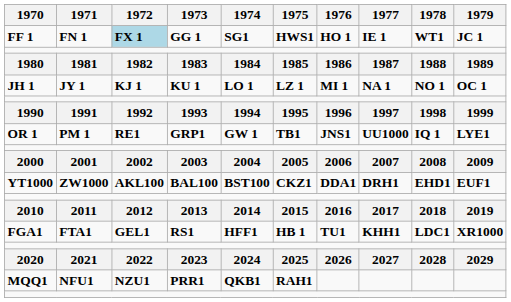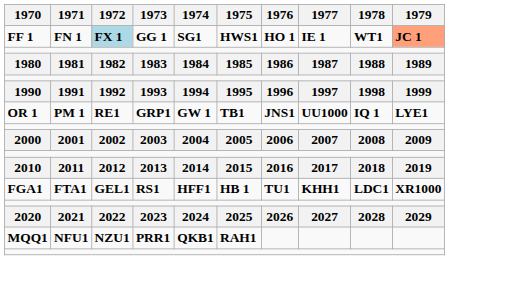(470, 36) no background -> (408, 36) lightsalmon background
- row: (21, 85)
- row: (30, 182)
